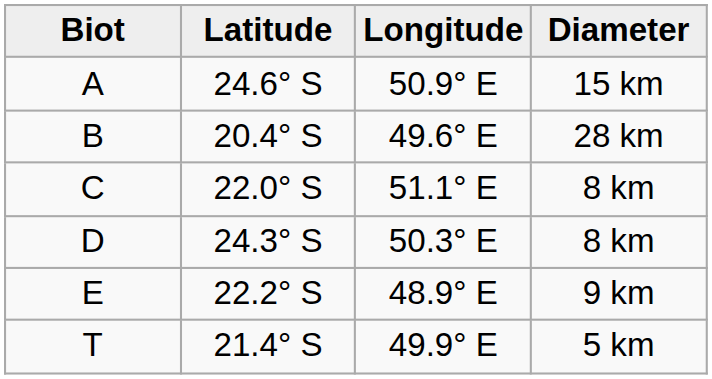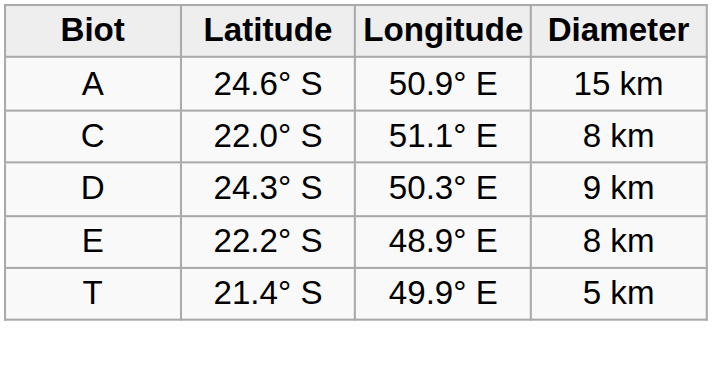- row: (93, 135)
(619, 240) 8 km -> (619, 188) 9 km
(619, 293) 9 km -> (619, 240) 8 km
